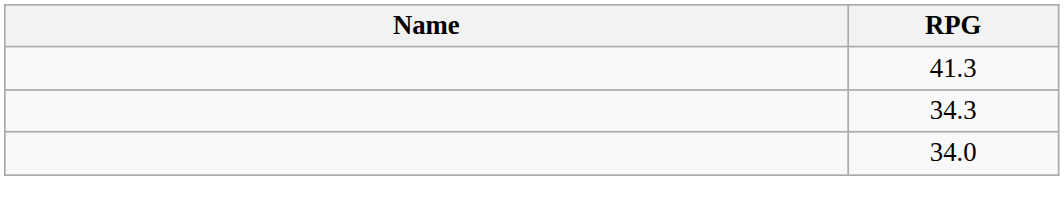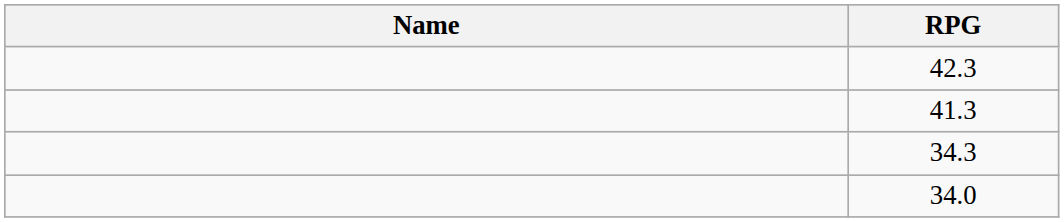+ row: (953, 68)
